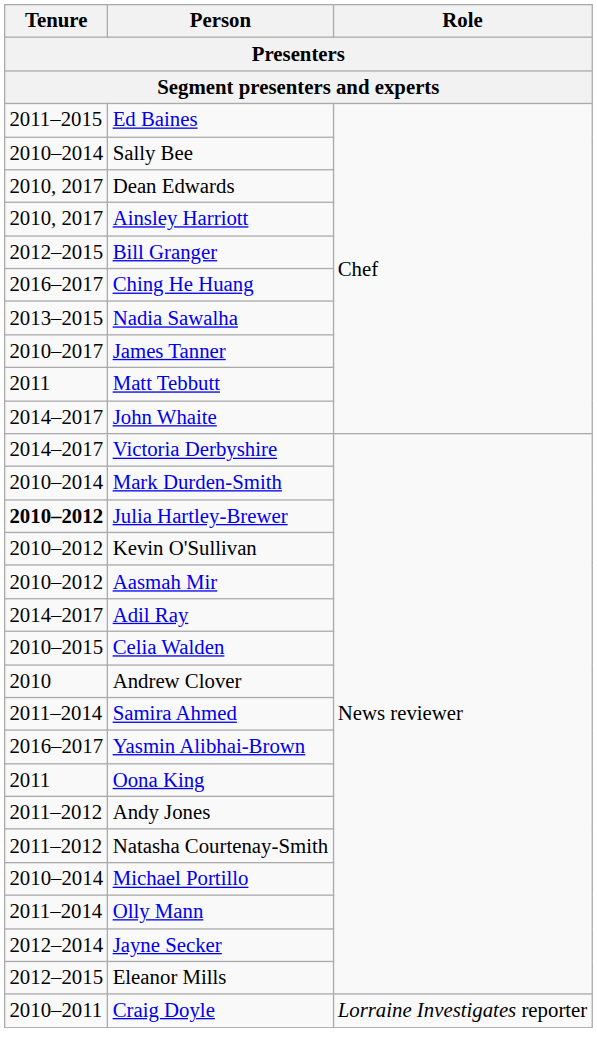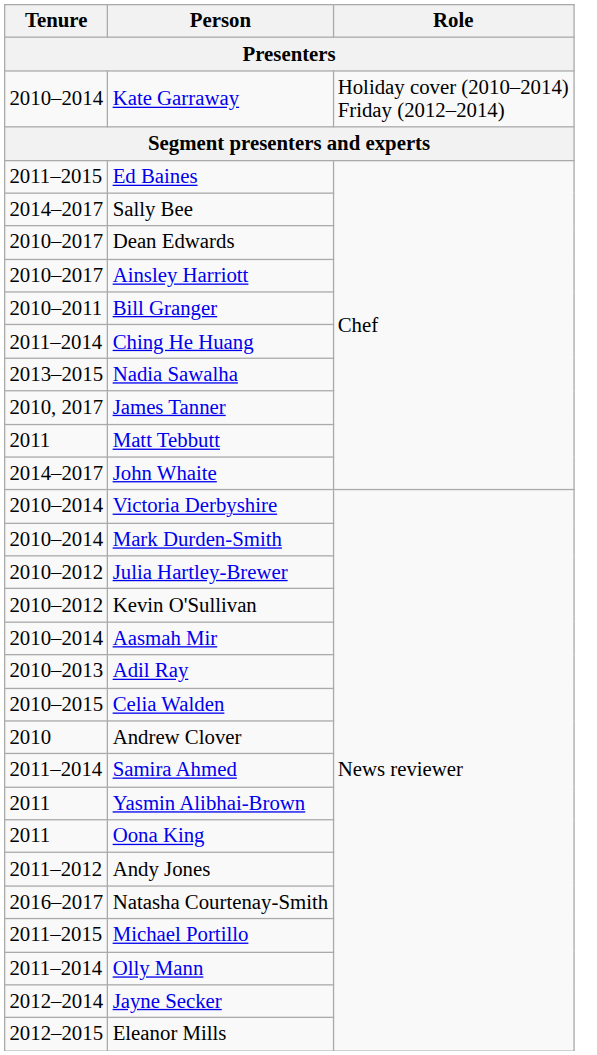+ row: (176, 98)
(56, 152) 2010–2014 -> (56, 209) 2014–2017
(56, 185) 2010, 2017 -> (56, 242) 2010–2017
(56, 218) 2010, 2017 -> (56, 275) 2010–2017
(56, 251) 2012–2015 -> (56, 308) 2010–2011
(56, 284) 2016–2017 -> (56, 341) 2011–2014
(56, 350) 2010–2017 -> (56, 407) 2010, 2017
(56, 449) 2014–2017 -> (56, 506) 2010–2014
(56, 515) bold -> (56, 572) normal
(56, 581) 2010–2012 -> (56, 638) 2010–2014
(56, 614) 2014–2017 -> (56, 671) 2010–2013
(56, 746) 2016–2017 -> (30, 803) 2011
(56, 845) 2011–2012 -> (56, 902) 2016–2017
(56, 878) 2010–2014 -> (56, 935) 2011–2015
- row: (164, 1010)
